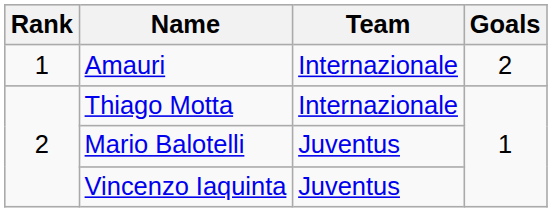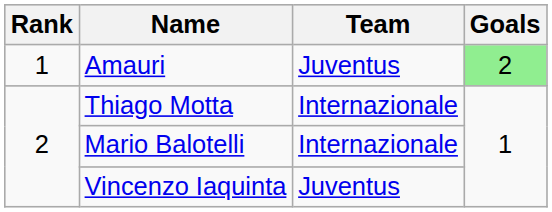(378, 65) Internazionale -> (349, 65) Juventus
(505, 65) no background -> (505, 65) lightgreen background
(349, 145) Juventus -> (378, 145) Internazionale
